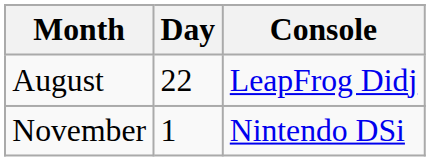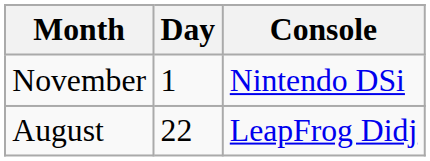rows swapped: (58, 79) <-> (79, 130)
